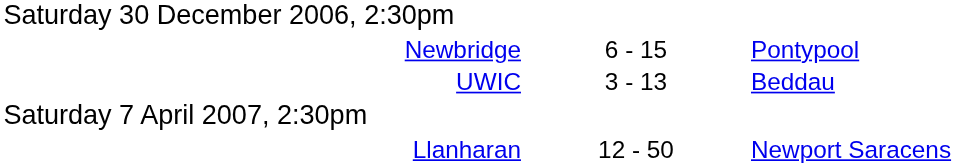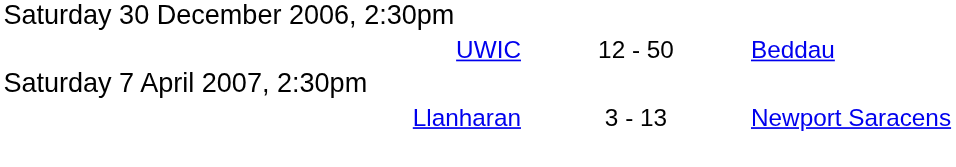- row: (463, 49)
(636, 82) 3 - 13 -> (636, 49) 12 - 50
(636, 149) 12 - 50 -> (636, 117) 3 - 13
